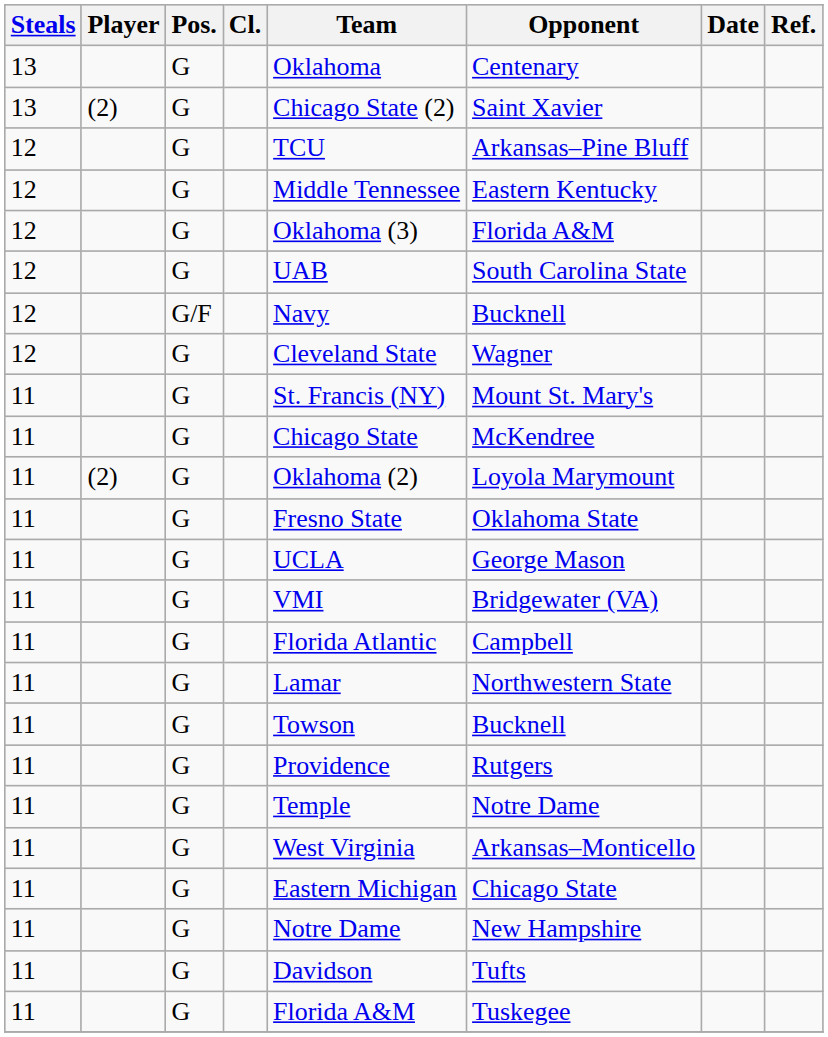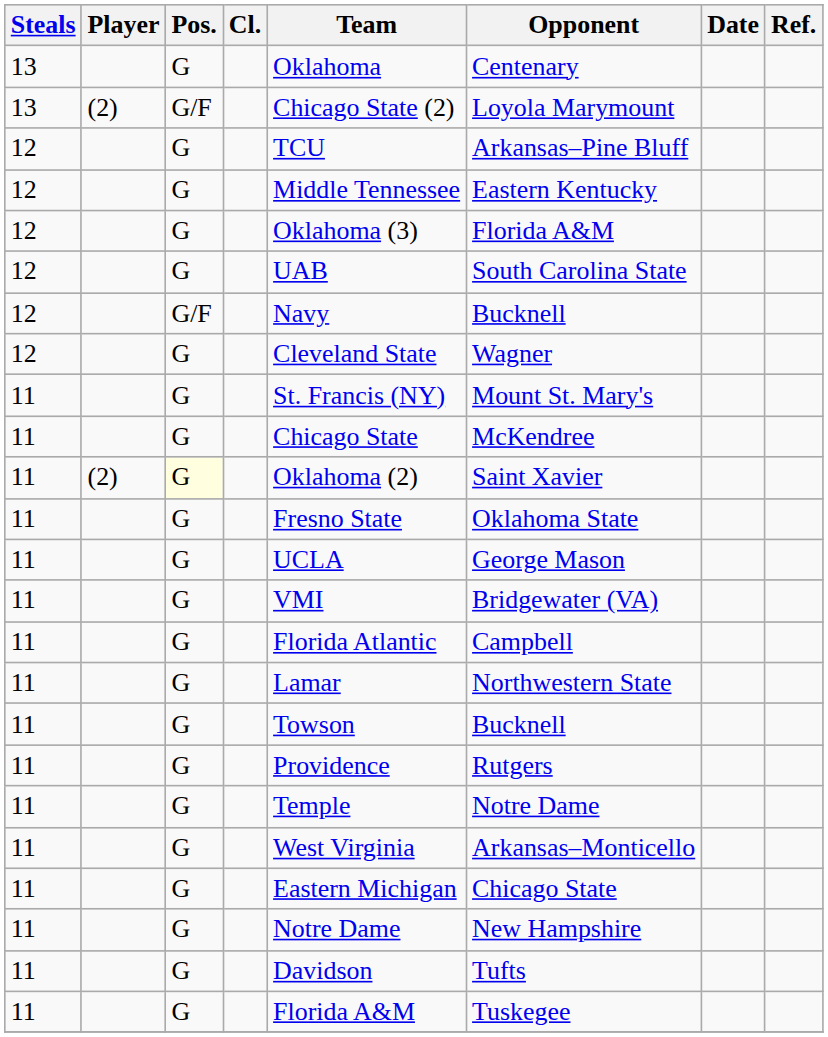(181, 107) G -> (192, 107) G/F
(537, 107) Saint Xavier -> (573, 107) Loyola Marymount
(181, 477) no background -> (181, 477) lightyellow background
(573, 477) Loyola Marymount -> (537, 477) Saint Xavier
